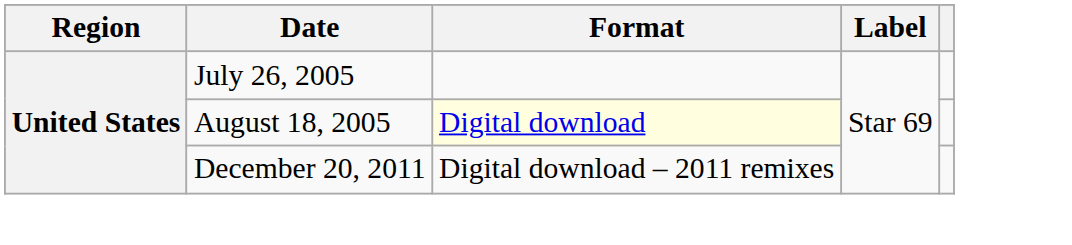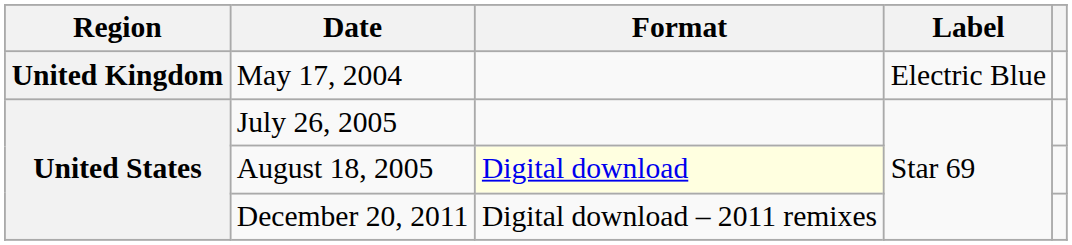+ row: (319, 74)
